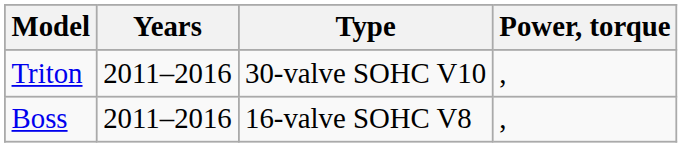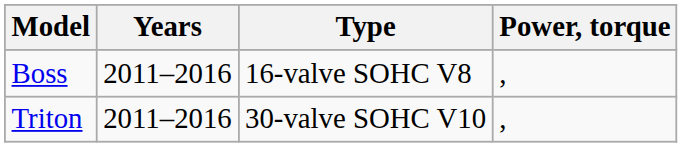rows swapped: (40, 118) <-> (47, 73)
